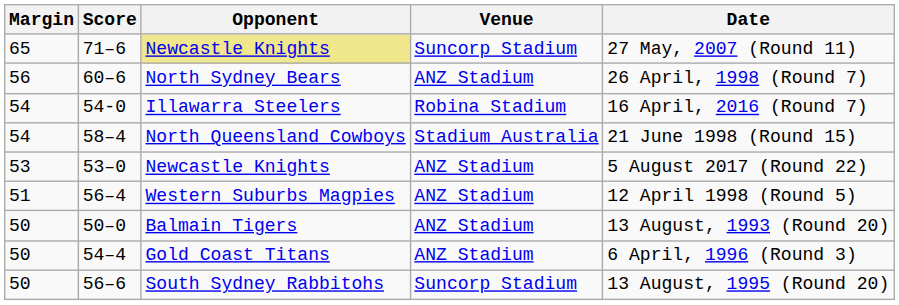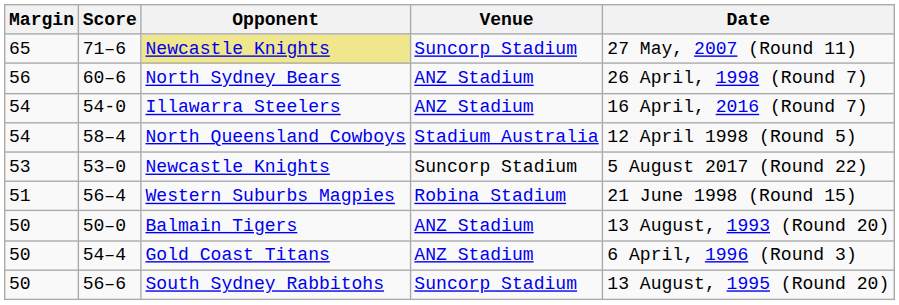(490, 108) Robina Stadium -> (474, 108) ANZ Stadium
(732, 137) 21 June 1998 (Round 15) -> (732, 137) 12 April 1998 (Round 5)
(474, 167) ANZ Stadium -> (496, 167) Suncorp Stadium
(474, 196) ANZ Stadium -> (490, 196) Robina Stadium
(732, 196) 12 April 1998 (Round 5) -> (732, 196) 21 June 1998 (Round 15)
